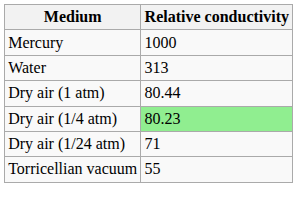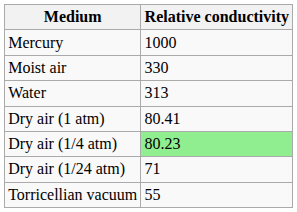+ row: (37, 67)
(163, 93) 80.44 -> (163, 118) 80.41
